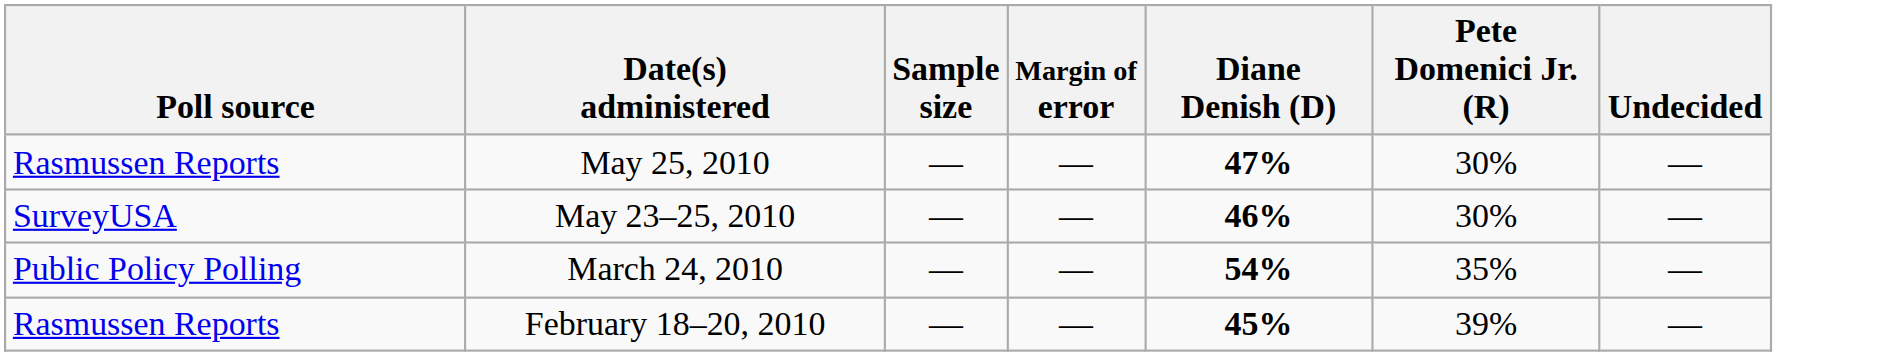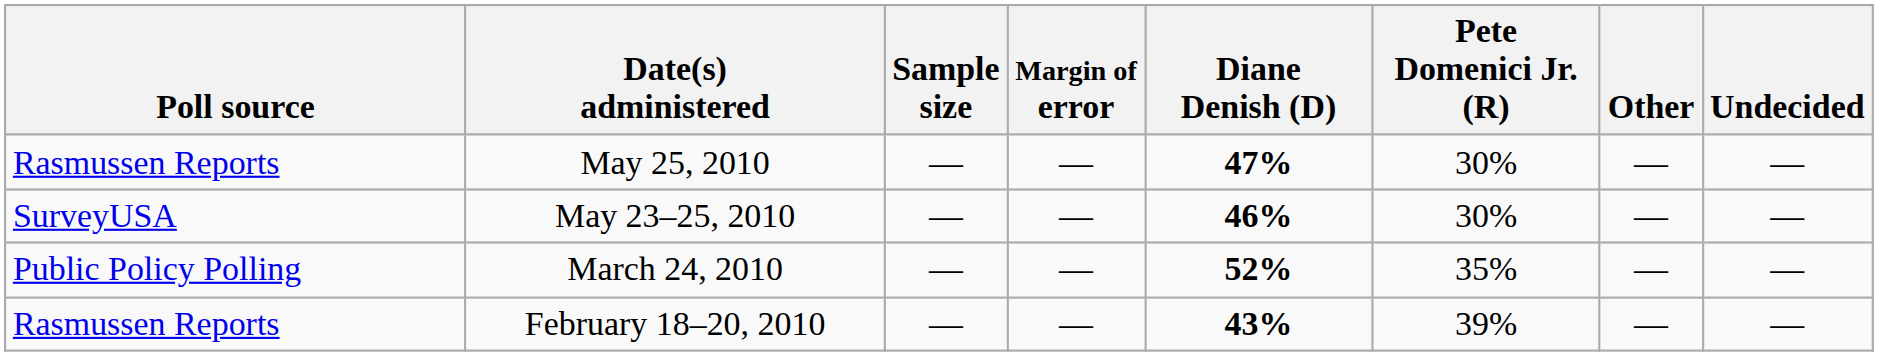+ column: (1651, 107)
(1258, 269) 54% -> (1258, 269) 52%
(1258, 322) 45% -> (1258, 322) 43%
